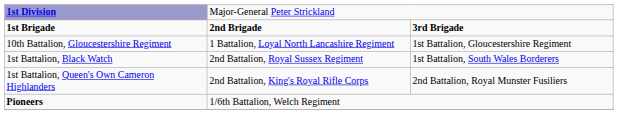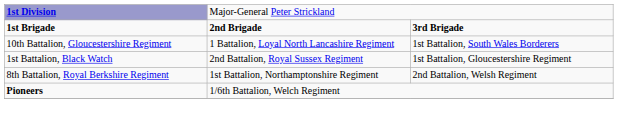(492, 43) 1st Battalion, Gloucestershire Regiment -> (486, 43) 1st Battalion, South Wales Borderers
(486, 59) 1st Battalion, South Wales Borderers -> (492, 59) 1st Battalion, Gloucestershire Regiment
+ row: (88, 75)
- row: (80, 80)
